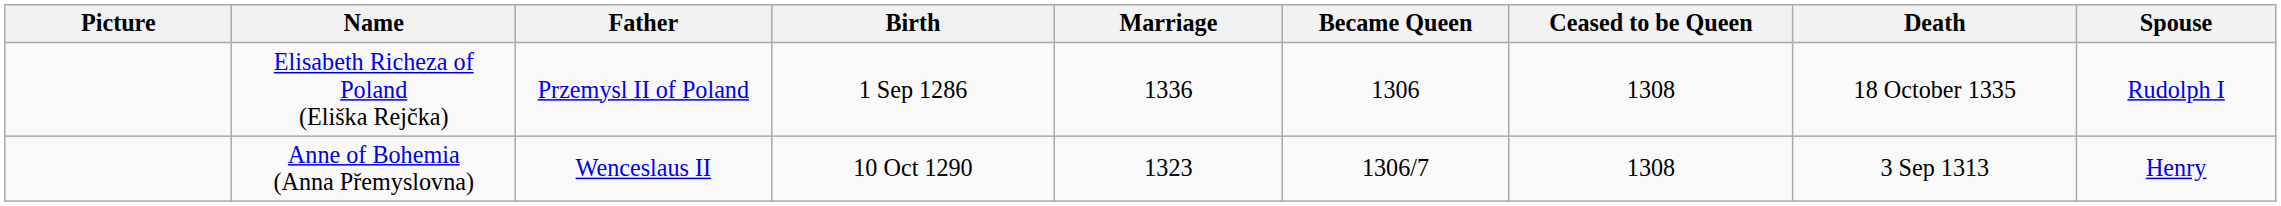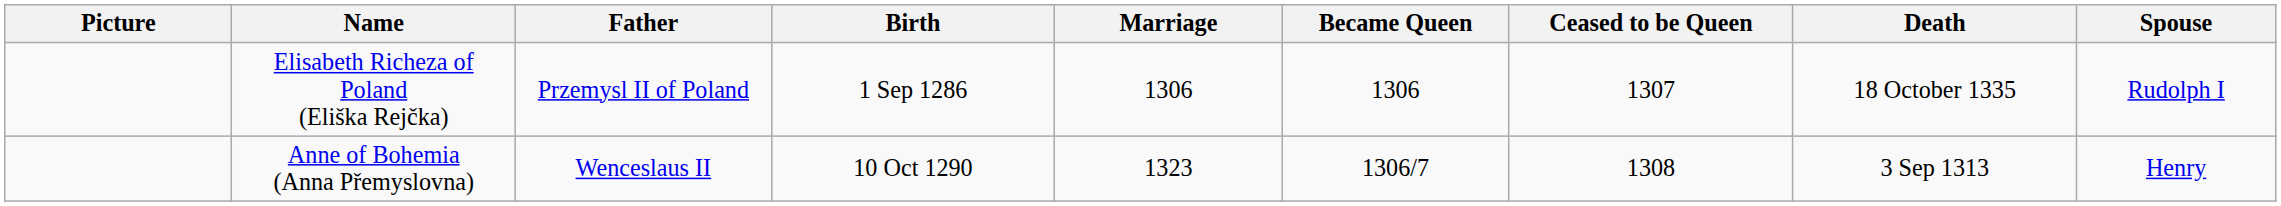(1168, 89) 1336 -> (1168, 89) 1306
(1651, 89) 1308 -> (1651, 89) 1307
